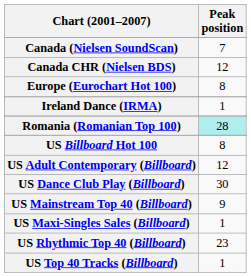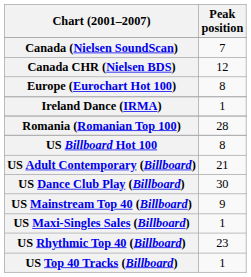(222, 125) paleturquoise background -> (222, 125) no background
(222, 164) 12 -> (222, 164) 21
